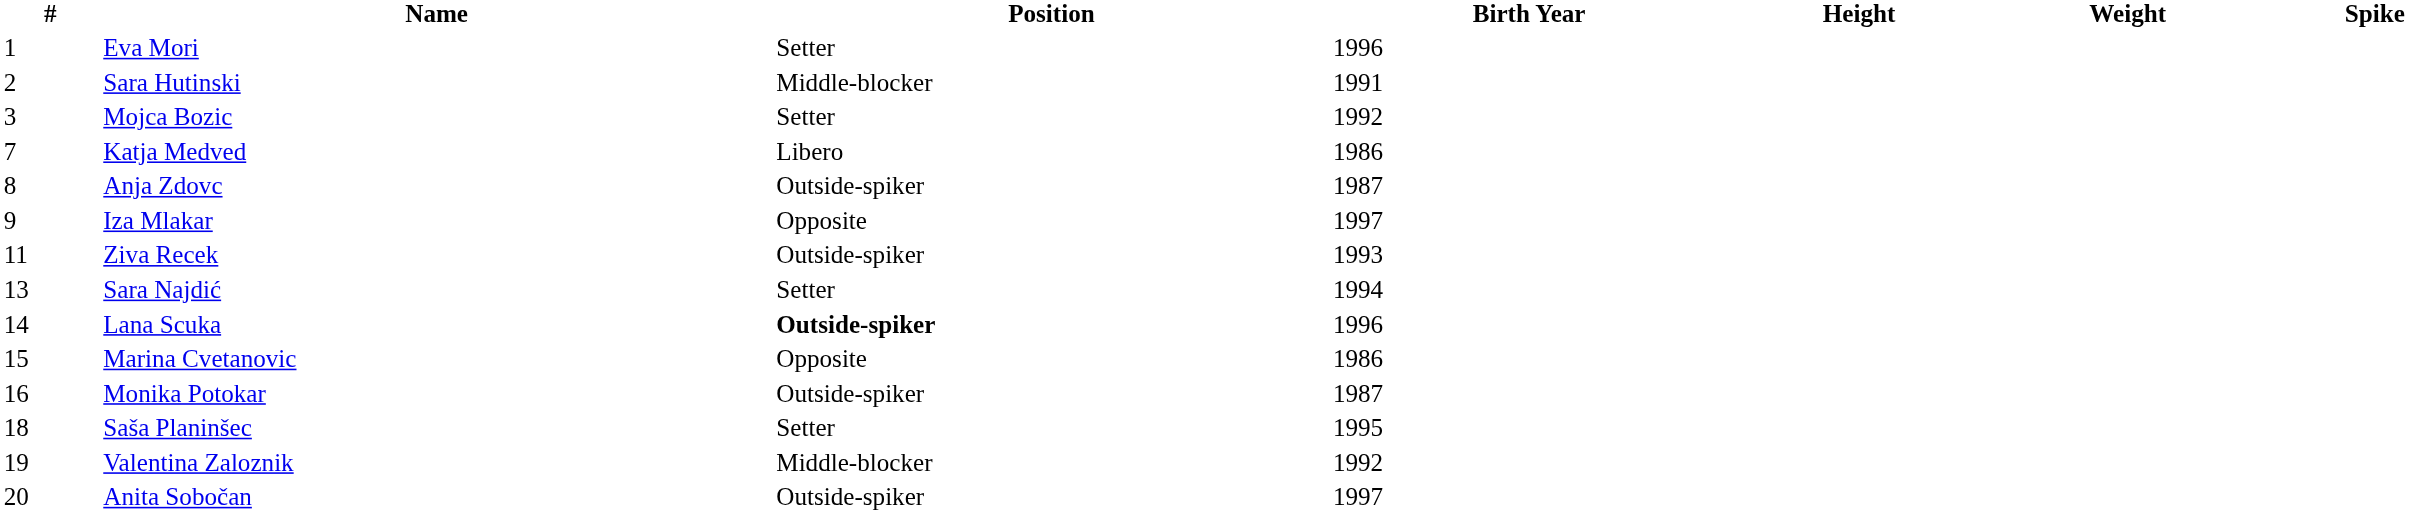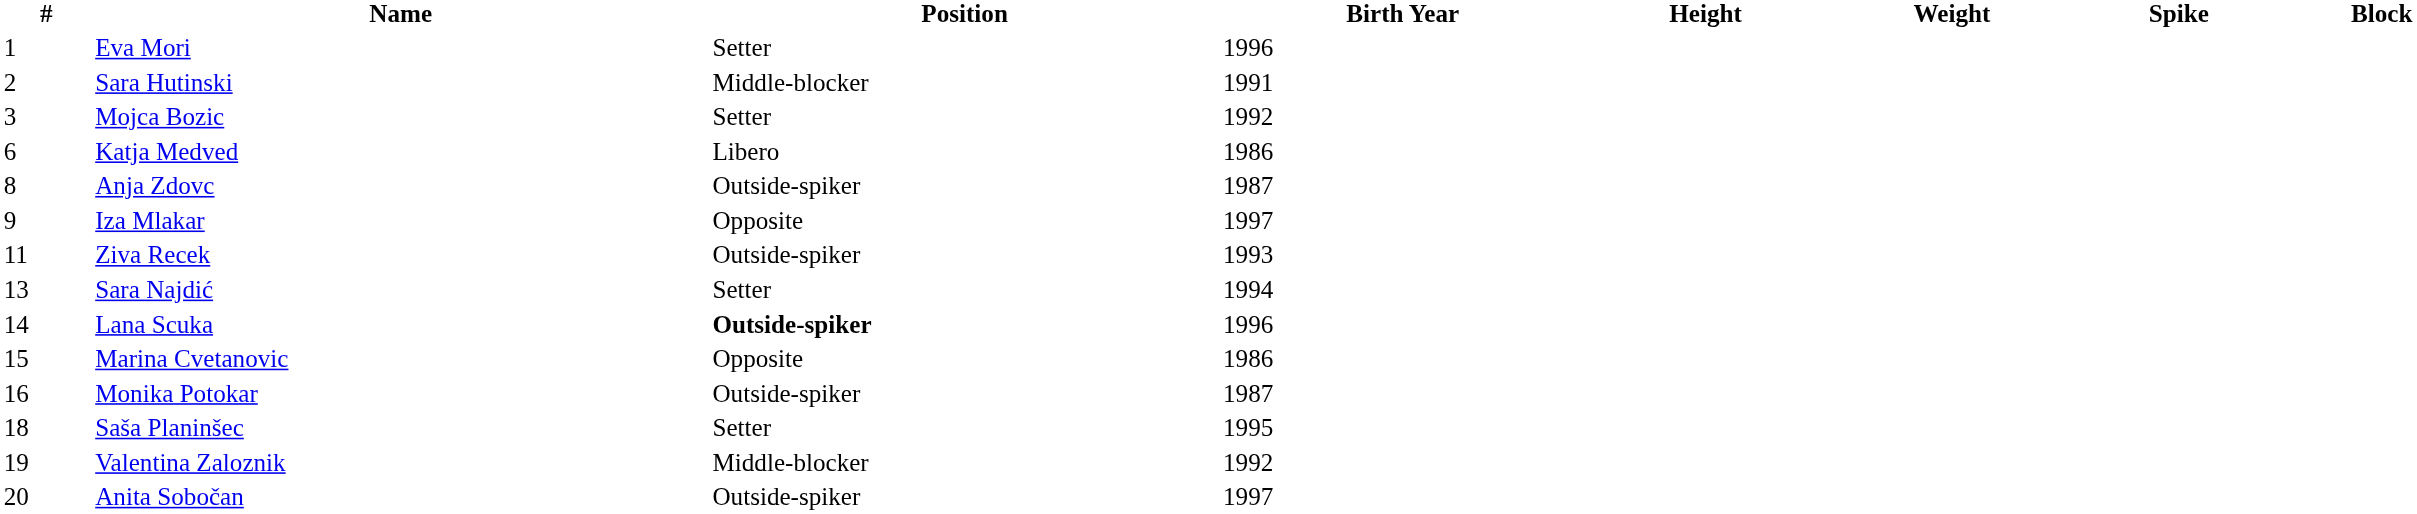+ column: (2382, 13)
(10, 151) 7 -> (10, 151) 6
